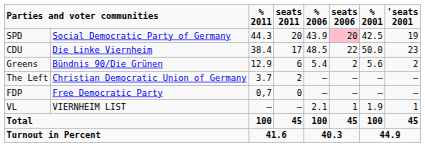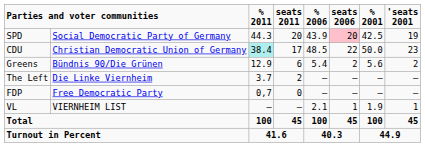(102, 50) Die Linke Viernheim -> (150, 50) Christian Democratic Union of Germany
(261, 50) no background -> (261, 50) paleturquoise background
(150, 78) Christian Democratic Union of Germany -> (102, 78) Die Linke Viernheim
